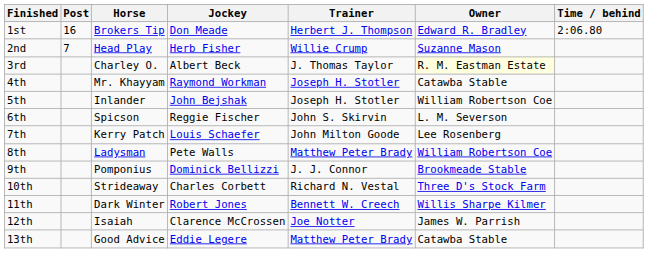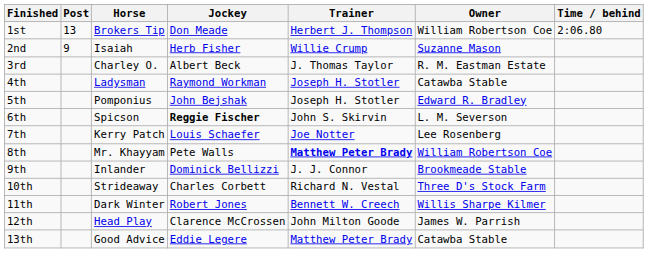(70, 30) 16 -> (70, 30) 13
(472, 30) Edward R. Bradley -> (485, 30) William Robertson Coe
(67, 48) 7 -> (67, 48) 9
(123, 48) Head Play -> (113, 48) Isaiah
(482, 65) lightyellow background -> (482, 65) no background
(129, 83) Mr. Khayyam -> (120, 83) Ladysman
(120, 100) Inlander -> (123, 100) Pomponius
(485, 100) William Robertson Coe -> (472, 100) Edward R. Bradley
(215, 117) normal -> (215, 117) bold
(345, 135) John Milton Goode -> (322, 135) Joe Notter
(120, 152) Ladysman -> (129, 152) Mr. Khayyam
(351, 152) normal -> (351, 152) bold
(123, 169) Pomponius -> (120, 169) Inlander
(113, 222) Isaiah -> (123, 222) Head Play
(322, 222) Joe Notter -> (345, 222) John Milton Goode
